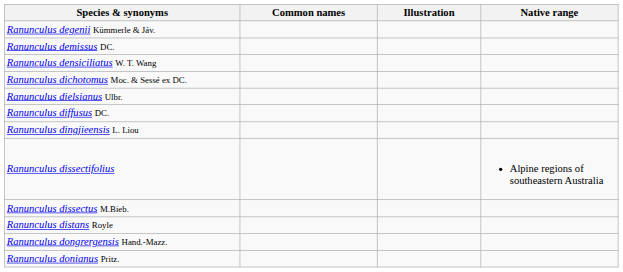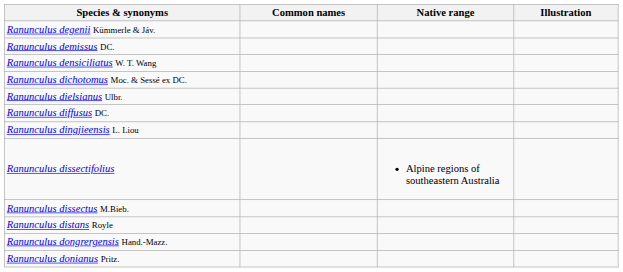columns swapped: (549, 12) <-> (429, 12)
